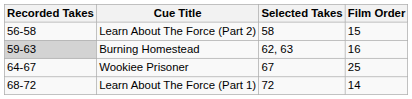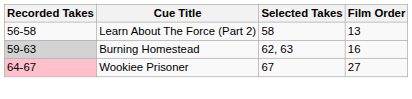(354, 31) 15 -> (354, 31) 13
(22, 67) no background -> (22, 67) pink background
(354, 67) 25 -> (354, 67) 27
- row: (178, 85)
